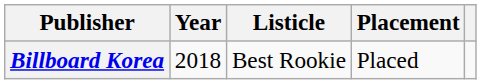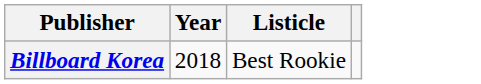- column: (408, 22)
